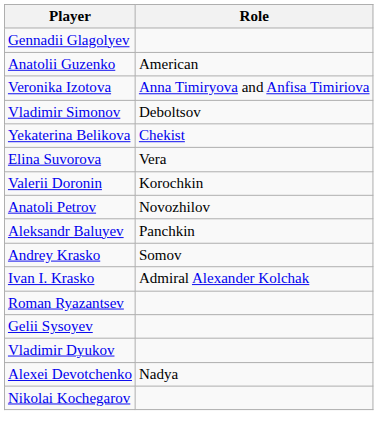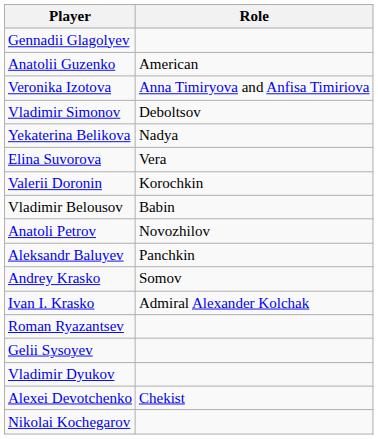(162, 135) Chekist -> (159, 135) Nadya
+ row: (65, 207)
(159, 374) Nadya -> (162, 398) Chekist
